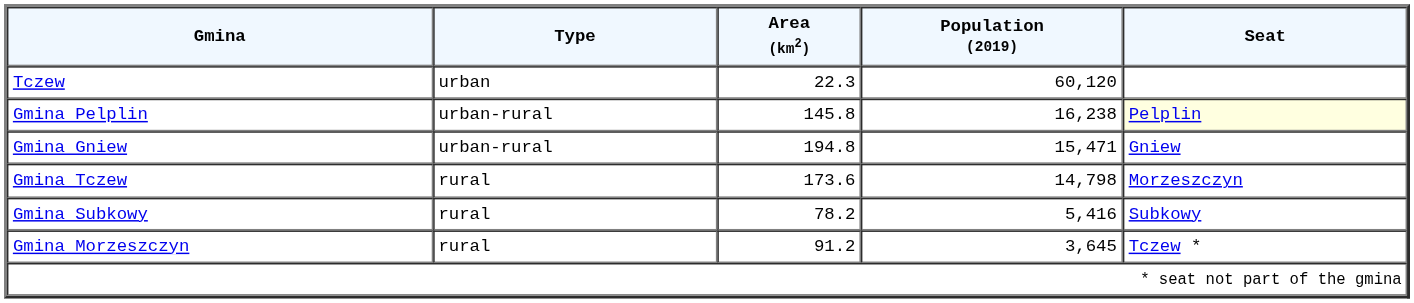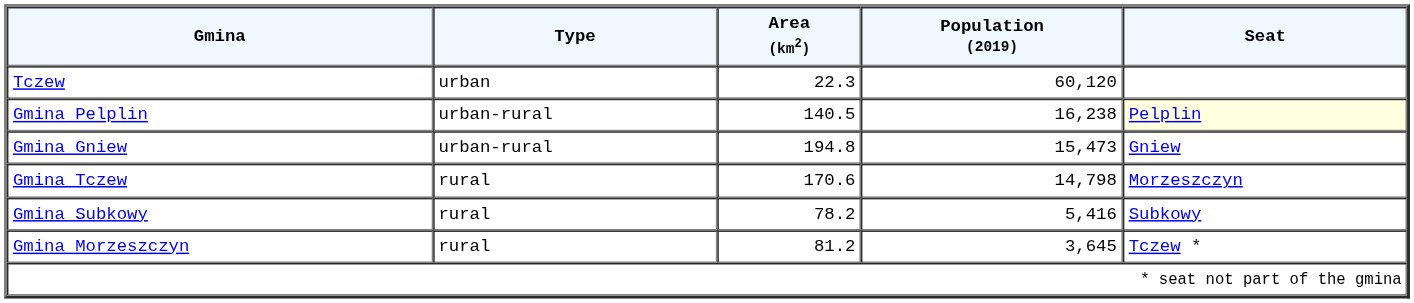(830, 116) 145.8 -> (830, 116) 140.5
(1086, 148) 15,471 -> (1086, 148) 15,473
(830, 181) 173.6 -> (830, 181) 170.6
(835, 246) 91.2 -> (835, 246) 81.2
